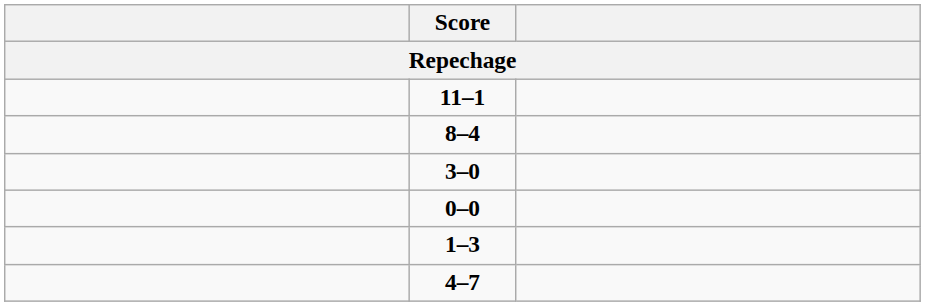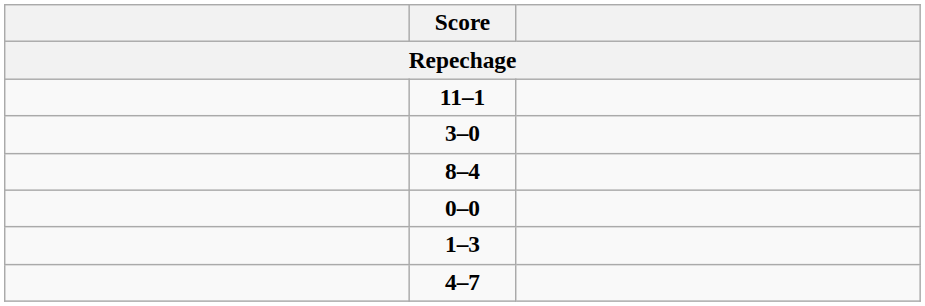rows swapped: (463, 171) <-> (463, 134)
